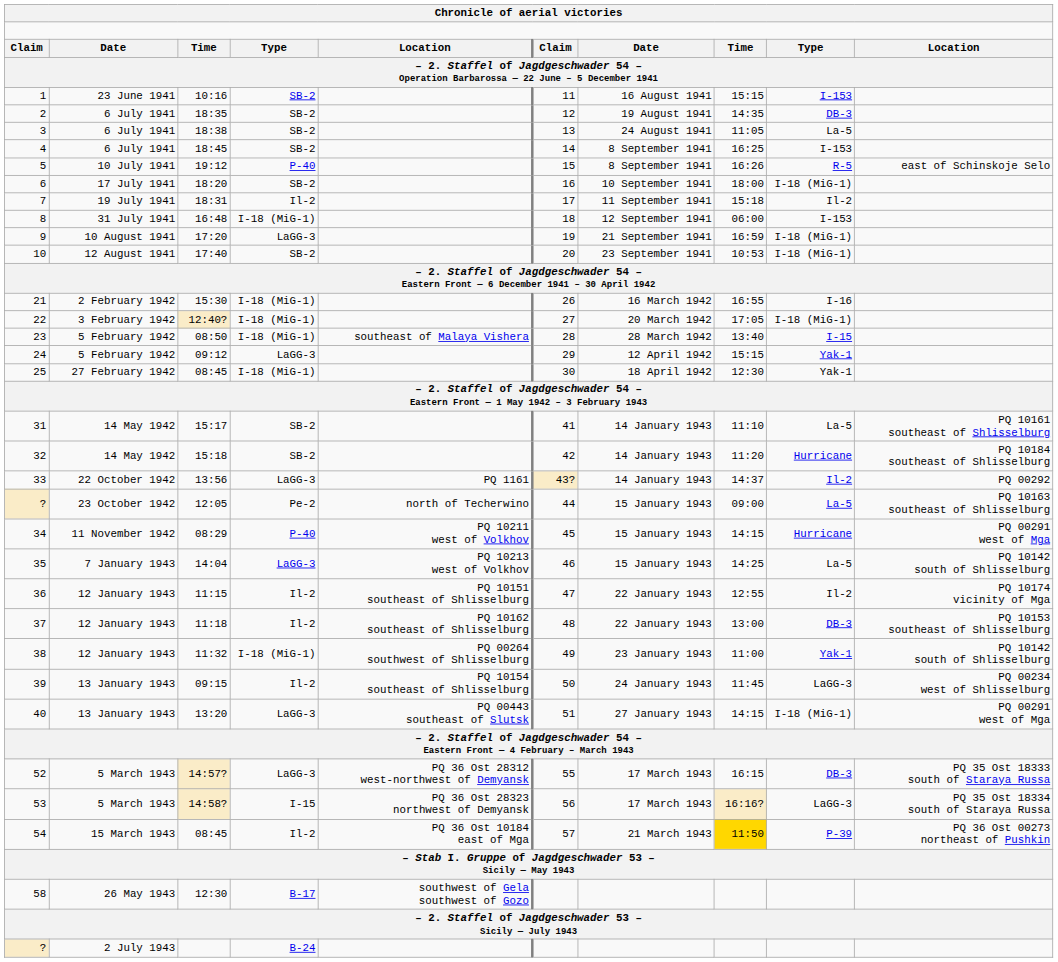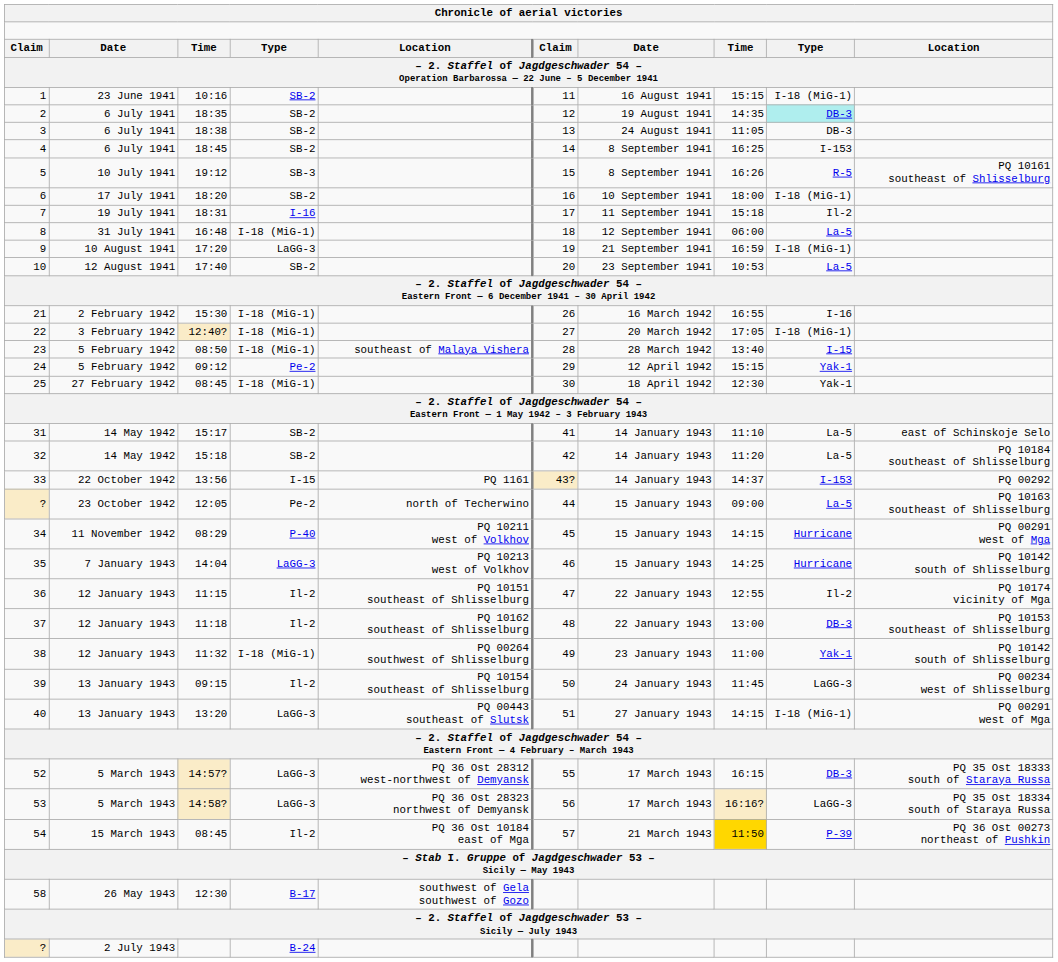(836, 96) I-153 -> (813, 96) I-18 (MiG-1)
(839, 114) no background -> (839, 114) paleturquoise background
(839, 131) La-5 -> (839, 131) DB-3
(303, 166) P-40 -> (303, 173) SB-3
(976, 166) east of Schinskoje Selo -> (969, 173) PQ 10161 southeast of Shlisselburg
(303, 202) Il-2 -> (303, 214) I-16
(836, 219) I-153 -> (839, 232) La-5
(813, 254) I-18 (MiG-1) -> (839, 267) La-5
(296, 355) LaGG-3 -> (303, 367) Pe-2
(969, 426) PQ 10161 southeast of Shlisselburg -> (976, 432) east of Schinskoje Selo
(823, 456) Hurricane -> (839, 456) La-5
(296, 480) LaGG-3 -> (303, 480) I-15
(839, 480) Il-2 -> (836, 480) I-153
(839, 564) La-5 -> (823, 564) Hurricane
(303, 804) I-15 -> (296, 804) LaGG-3
